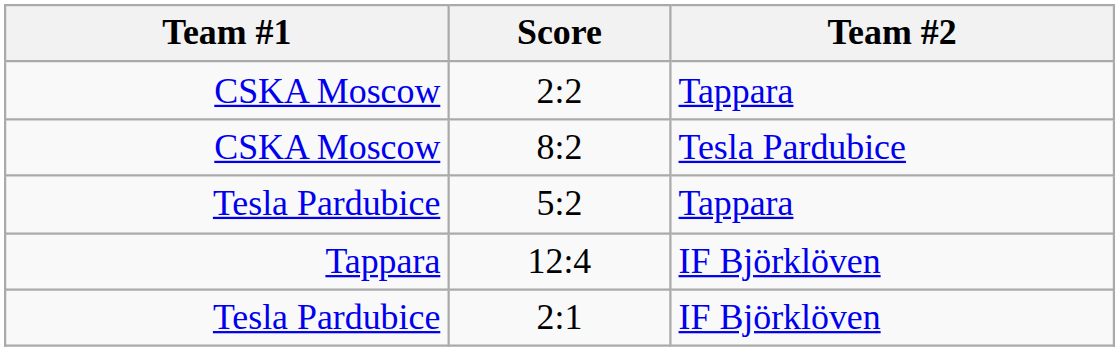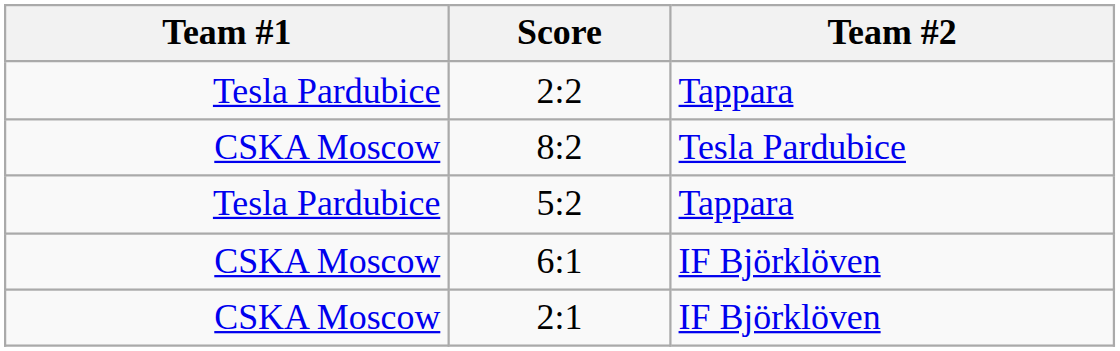(327, 89) CSKA Moscow -> (327, 89) Tesla Pardubice
+ row: (559, 260)
- row: (559, 260)
(327, 317) Tesla Pardubice -> (327, 317) CSKA Moscow
